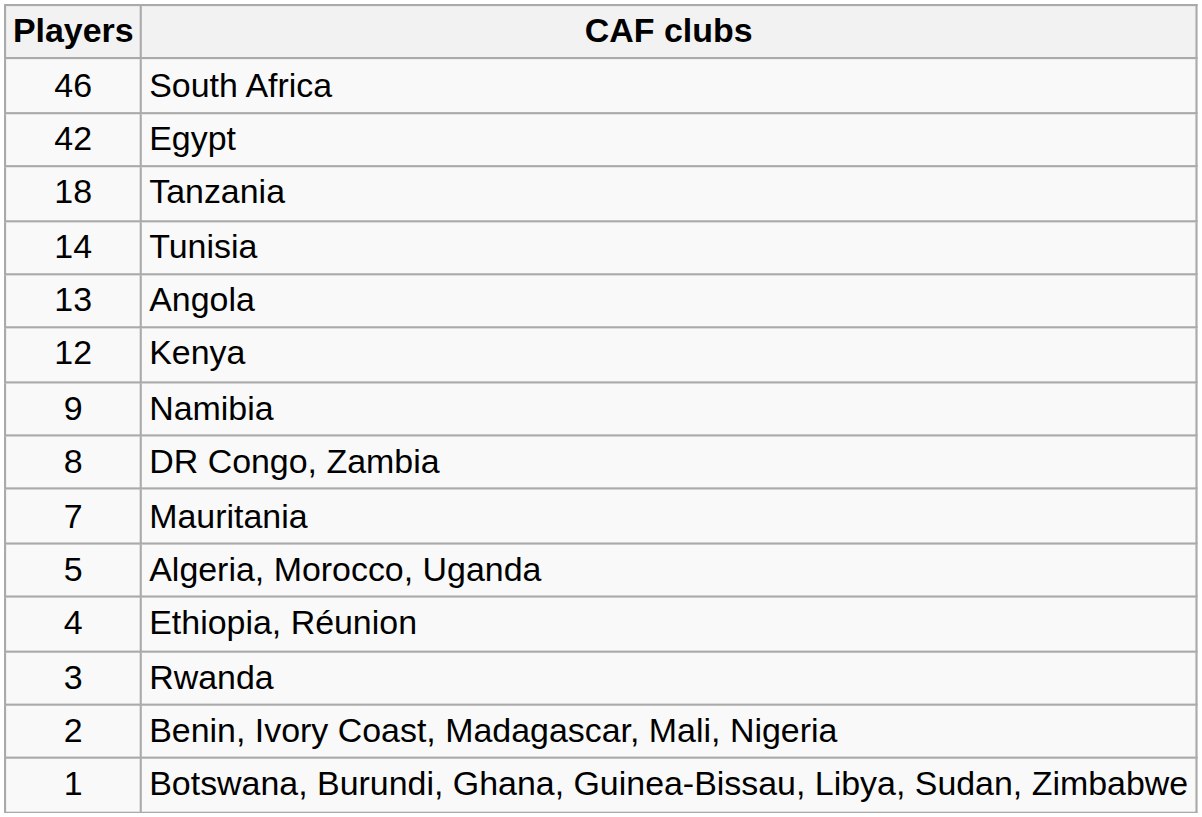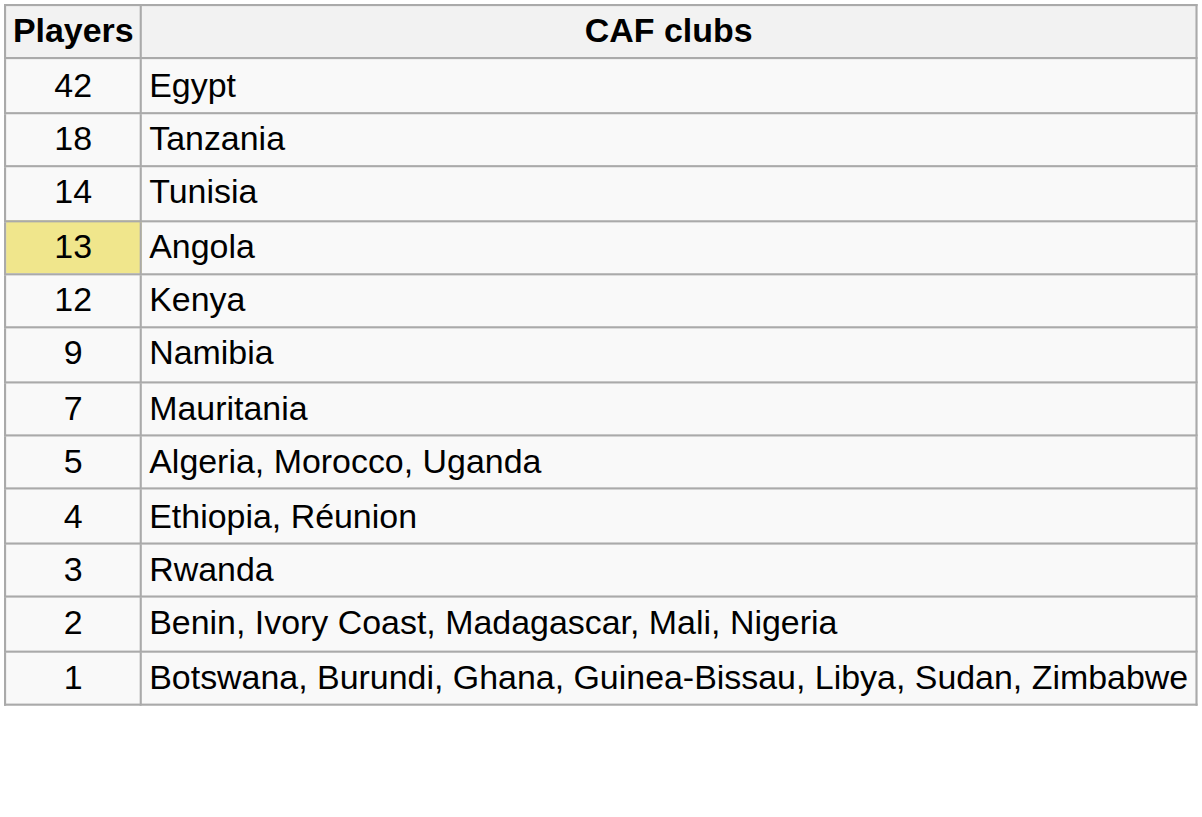- row: (241, 85)
(73, 300) no background -> (73, 246) khaki background
- row: (294, 461)
